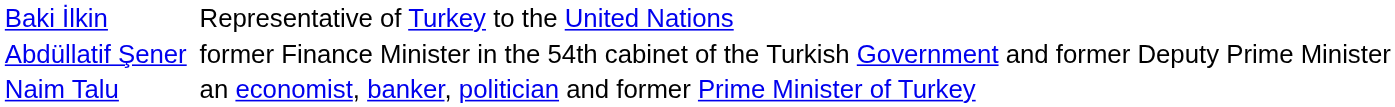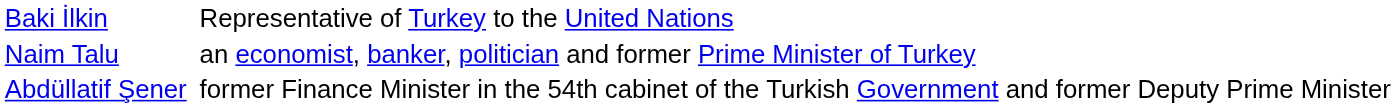rows swapped: (96, 54) <-> (62, 89)
